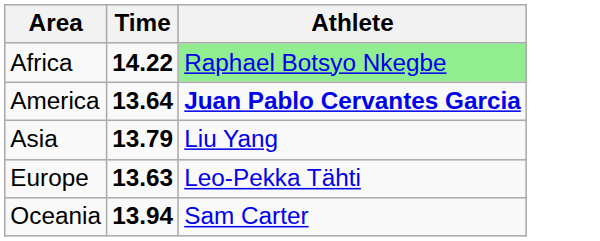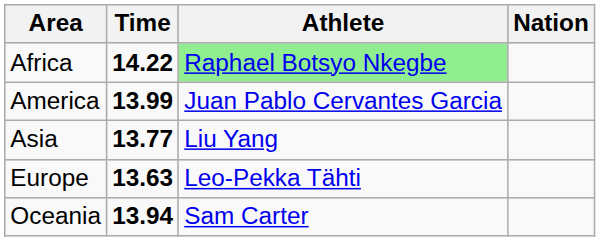+ column: (551, 23)
(143, 100) 13.64 -> (143, 100) 13.99
(353, 100) bold -> (343, 100) normal
(143, 139) 13.79 -> (143, 139) 13.77
